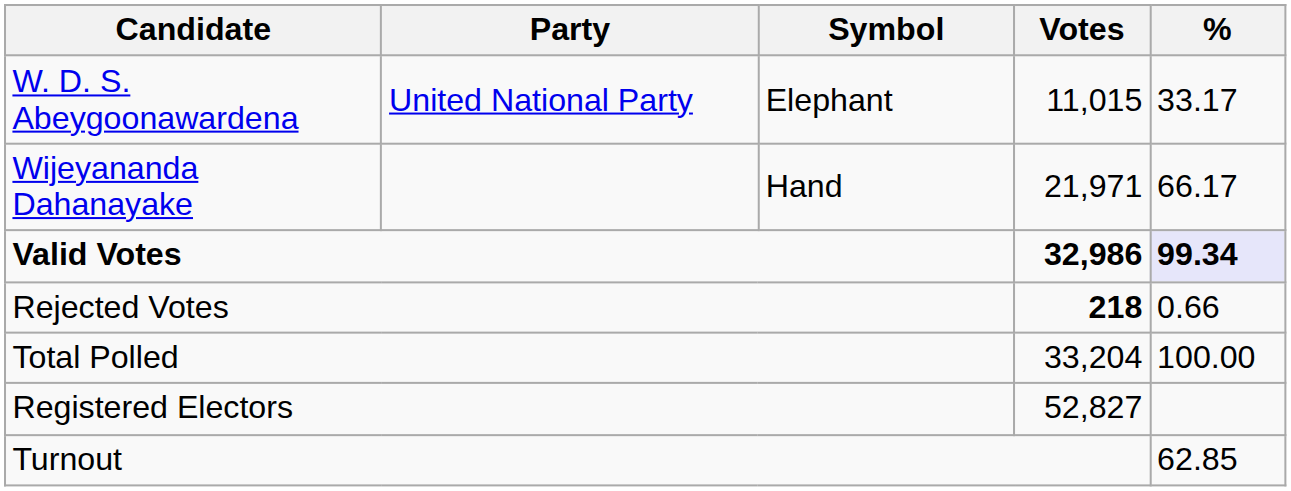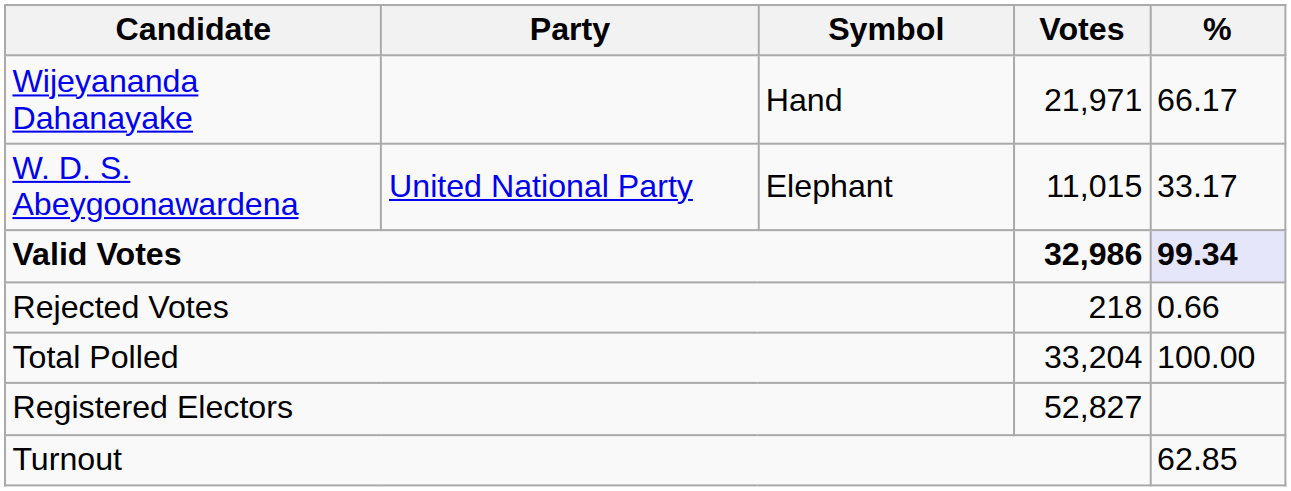rows swapped: (105, 186) <-> (155, 99)
(1115, 306) bold -> (1115, 306) normal
